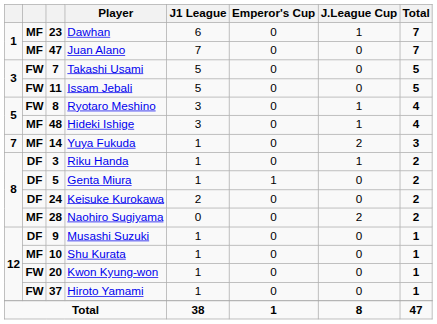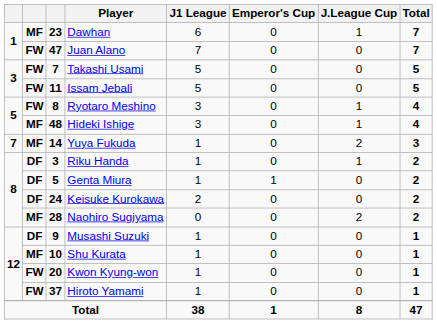(35, 50) MF -> (35, 50) FW
